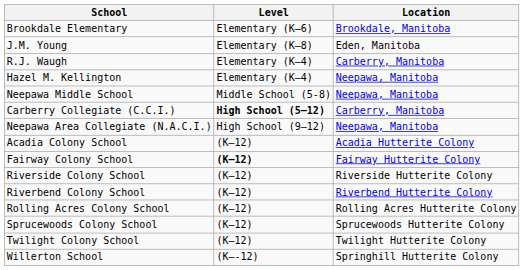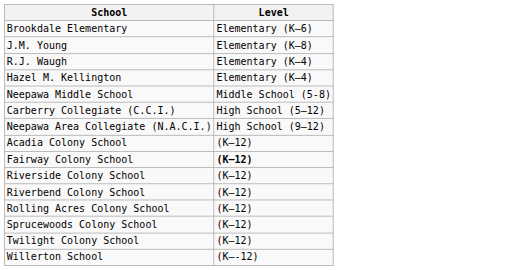- column: (426, 13)
(271, 110) bold -> (271, 110) normal
